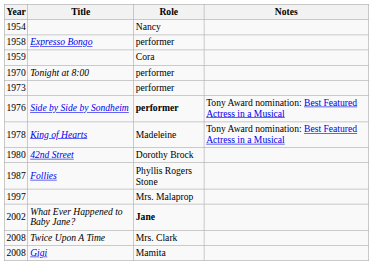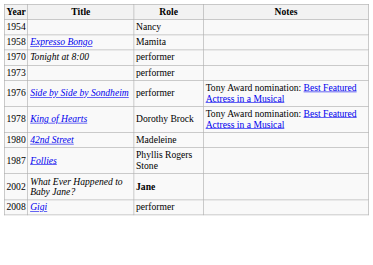(155, 42) performer -> (151, 42) Mamita
- row: (16, 57)
(157, 108) bold -> (155, 93) normal
(156, 134) Madeleine -> (165, 119) Dorothy Brock
(165, 155) Dorothy Brock -> (156, 140) Madeleine
- row: (16, 196)
- row: (16, 238)
(151, 253) Mamita -> (155, 207) performer
